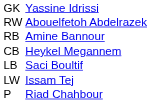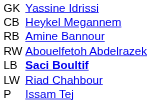rows swapped: (13, 22) <-> (11, 51)
(54, 65) normal -> (57, 65) bold
(50, 80) Issam Tej -> (64, 80) Riad Chahbour
(64, 94) Riad Chahbour -> (50, 94) Issam Tej
